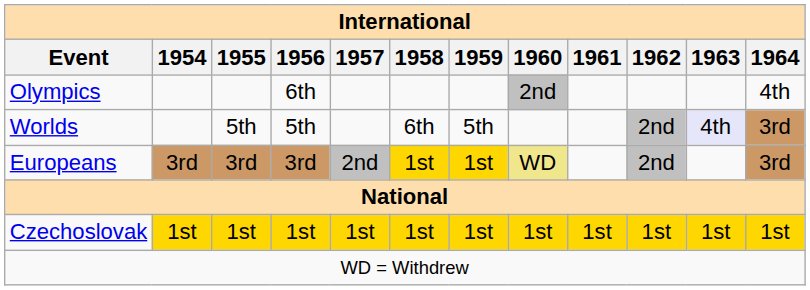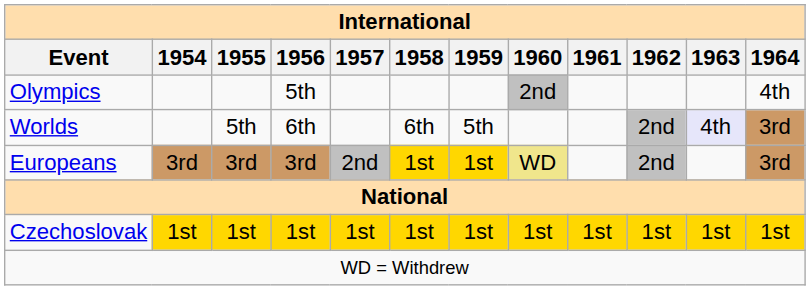(301, 92) 6th -> (301, 92) 5th
(301, 127) 5th -> (301, 127) 6th
